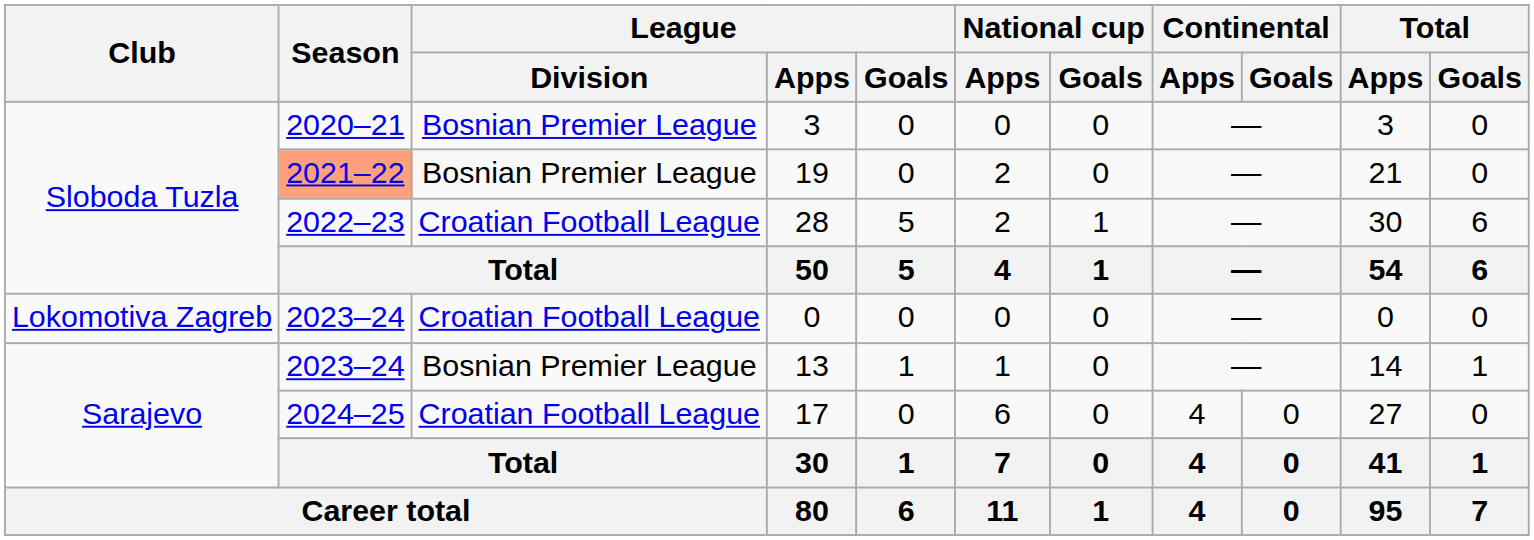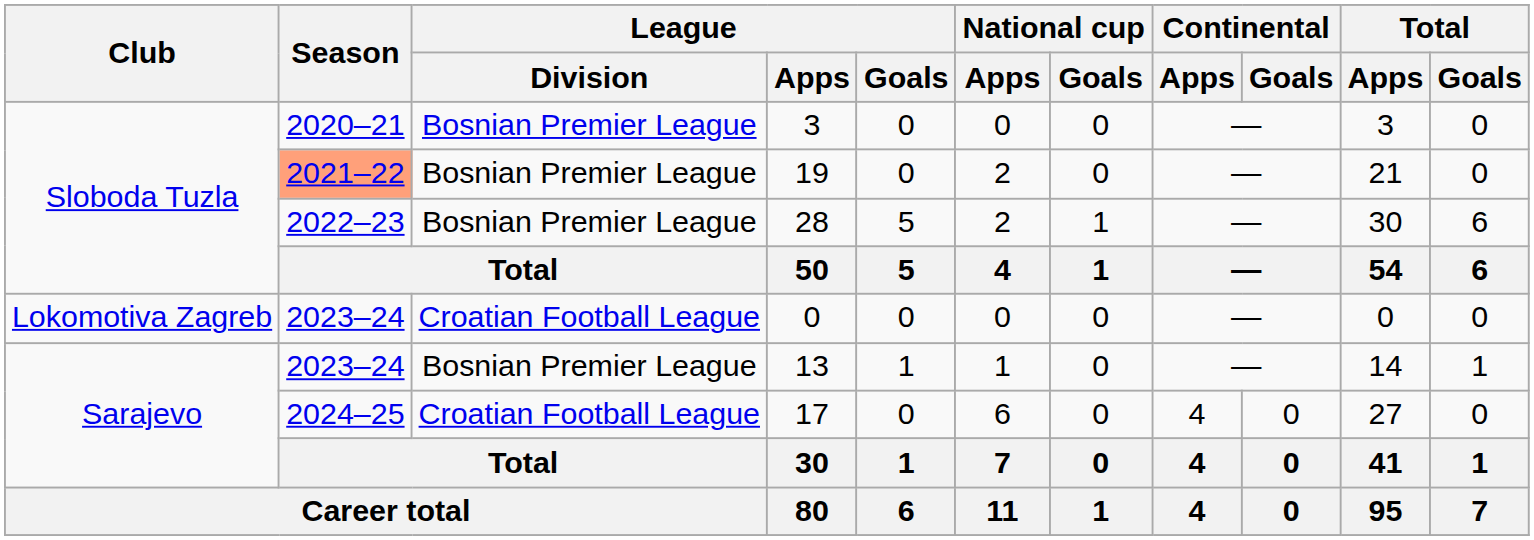(589, 221) Croatian Football League -> (589, 221) Bosnian Premier League
